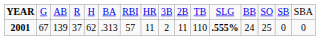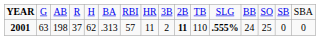(44, 27) 67 -> (44, 27) 63
(60, 27) 139 -> (60, 27) 198
(183, 27) normal -> (183, 27) bold
